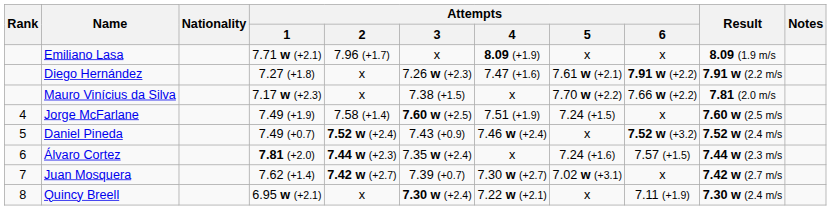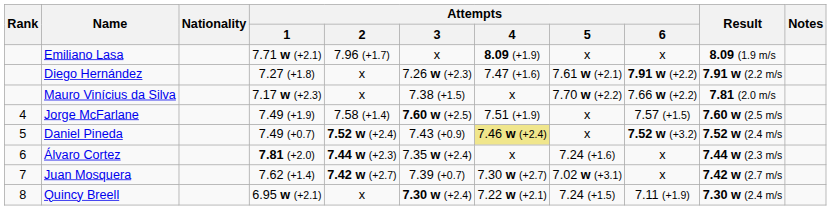(587, 114) 7.24 (+1.5) -> (587, 114) x
(662, 114) x -> (662, 114) 7.57 (+1.5)
(512, 134) no background -> (512, 134) khaki background
(662, 154) 7.57 (+1.5) -> (662, 154) x
(587, 194) x -> (587, 194) 7.24 (+1.5)
